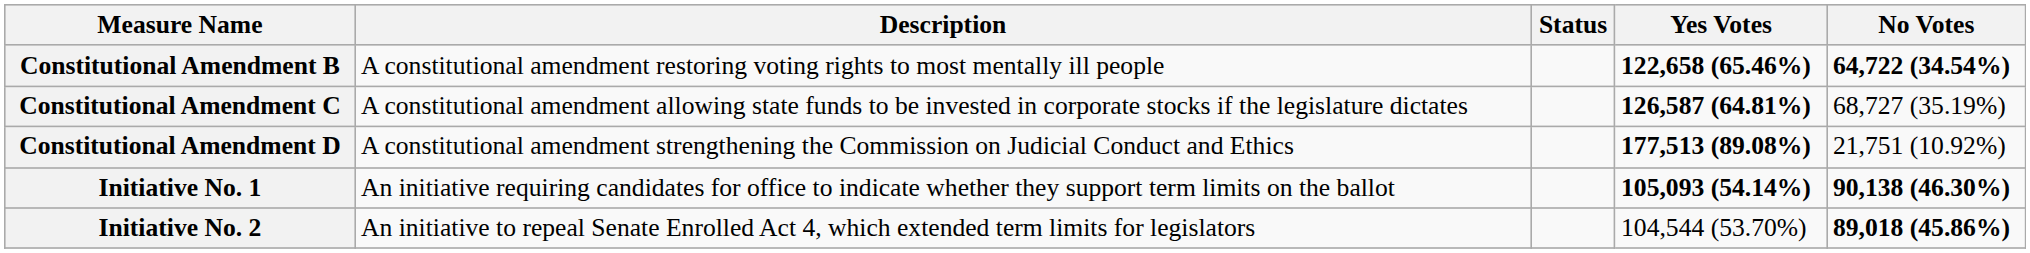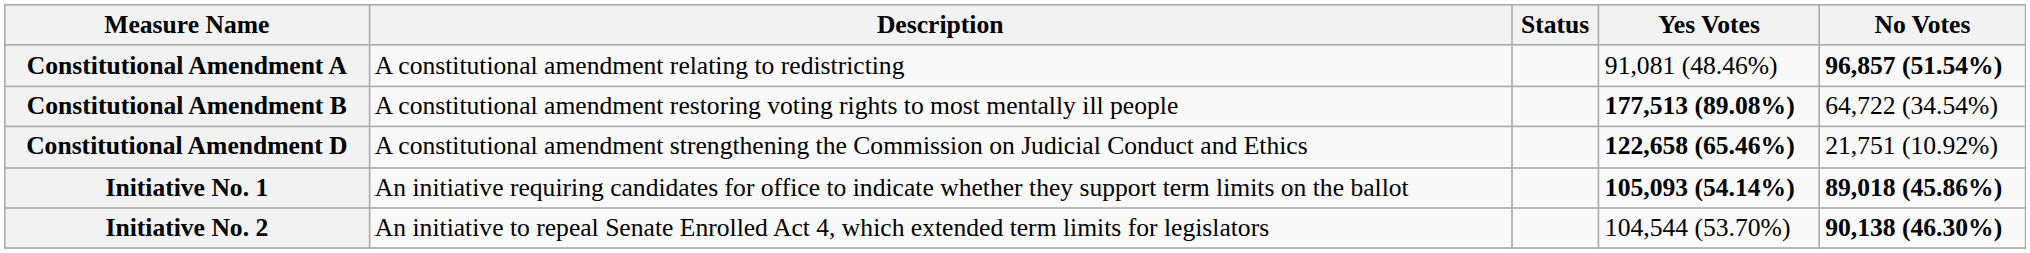+ row: (187, 65)
(1716, 65) 122,658 (65.46%) -> (1700, 106) 177,513 (89.08%)
(1922, 65) bold -> (1912, 106) normal
- row: (180, 106)
(1716, 146) 177,513 (89.08%) -> (1700, 146) 122,658 (65.46%)
(1922, 187) 90,138 (46.30%) -> (1914, 187) 89,018 (45.86%)
(1922, 227) 89,018 (45.86%) -> (1914, 227) 90,138 (46.30%)
